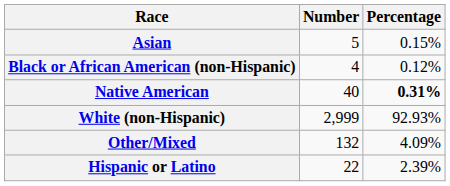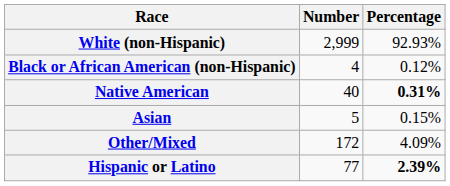rows swapped: (152, 117) <-> (152, 42)
(347, 142) 132 -> (347, 142) 172
(351, 167) 22 -> (351, 167) 77
(421, 167) normal -> (419, 167) bold
